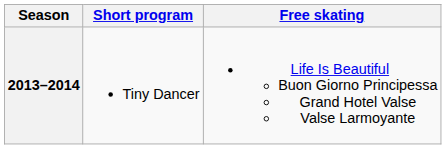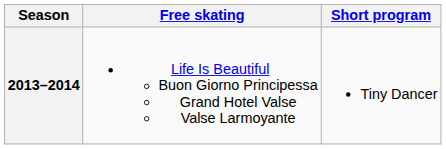columns swapped: (143, 15) <-> (322, 15)
